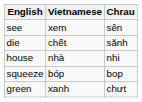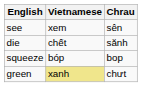- row: (20, 58)
(59, 89) no background -> (59, 74) khaki background
